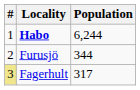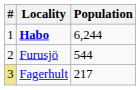(83, 54) 344 -> (83, 54) 544
(83, 74) 317 -> (83, 74) 217
